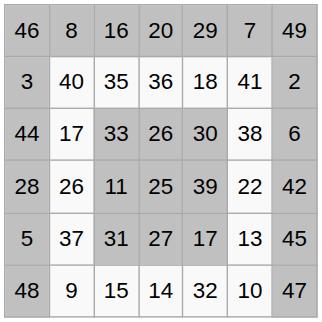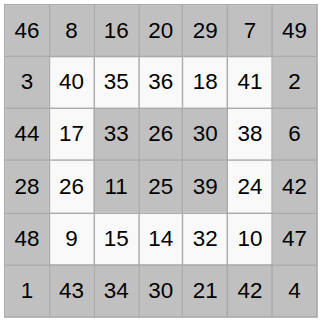(250, 186) 22 -> (250, 186) 24
- row: (27, 238)
+ row: (27, 290)
